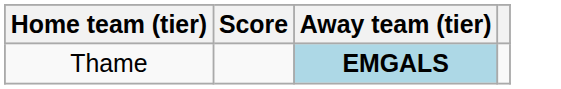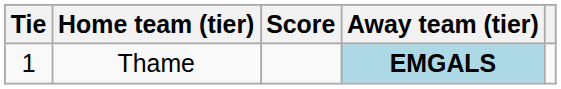+ column: (29, 24)
